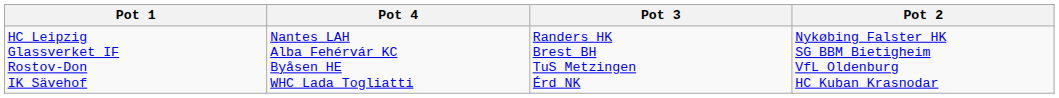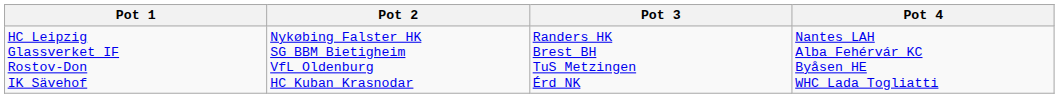columns swapped: (923, 15) <-> (398, 15)
